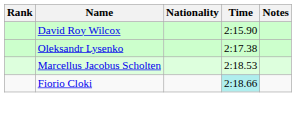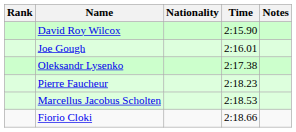+ row: (62, 48)
+ row: (73, 83)
(241, 83) paleturquoise background -> (241, 118) no background
